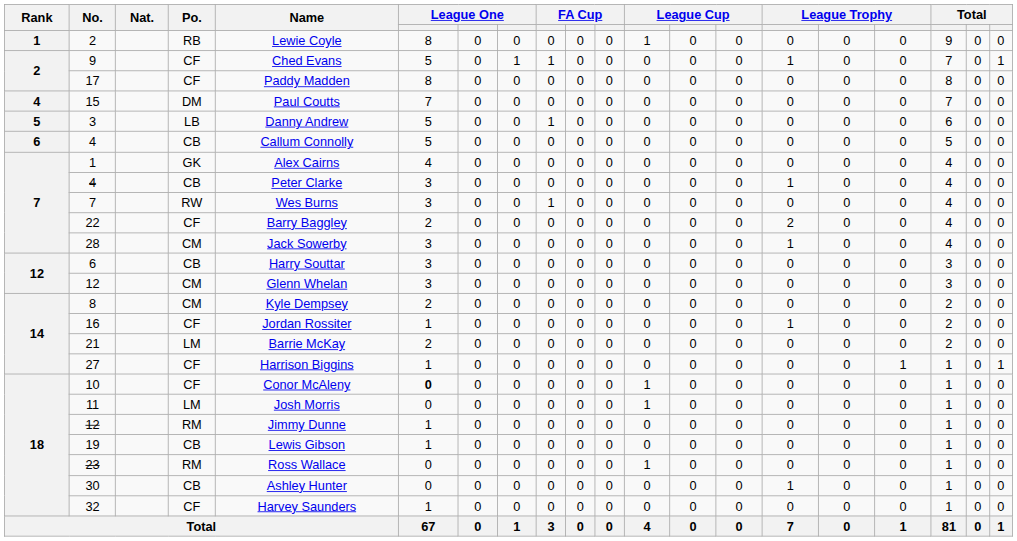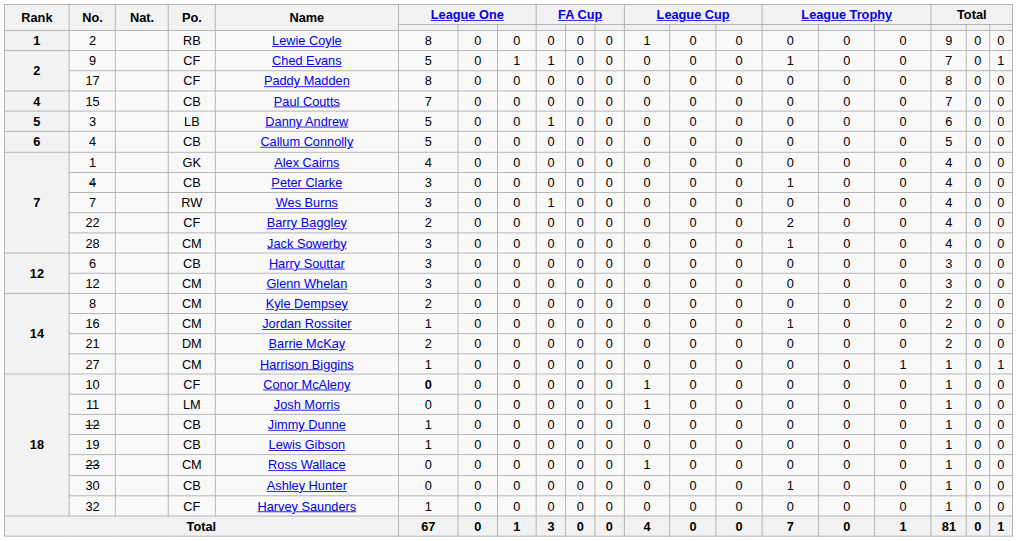(192, 101) DM -> (192, 101) CB
(192, 324) CF -> (192, 324) CM
(192, 344) LM -> (192, 344) DM
(192, 364) CF -> (192, 364) CM
(192, 425) RM -> (192, 425) CB
(192, 465) RM -> (192, 465) CM
